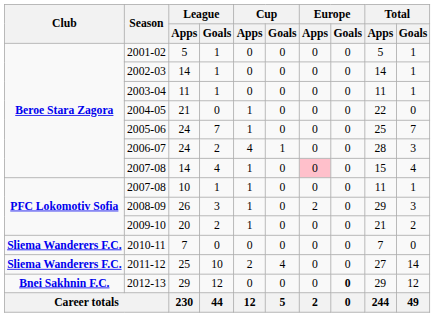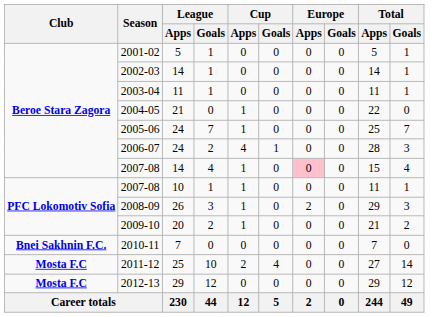(64, 245) Sliema Wanderers F.C. -> (61, 245) Bnei Sakhnin F.C.
(64, 264) Sliema Wanderers F.C. -> (61, 264) Mosta F.C
(64, 283) Bnei Sakhnin F.C. -> (61, 283) Mosta F.C
(348, 283) bold -> (341, 283) normal
